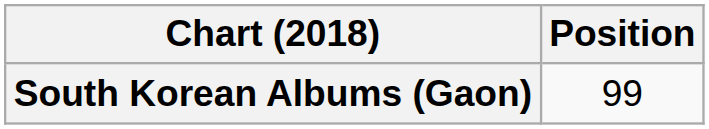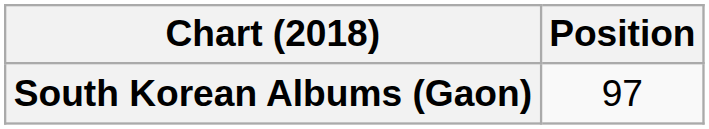(622, 92) 99 -> (622, 92) 97
